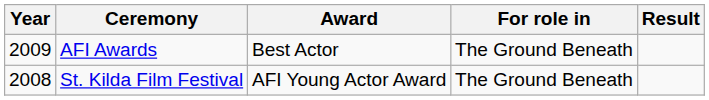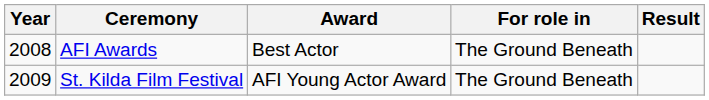(30, 49) 2009 -> (30, 49) 2008
(30, 79) 2008 -> (30, 79) 2009
